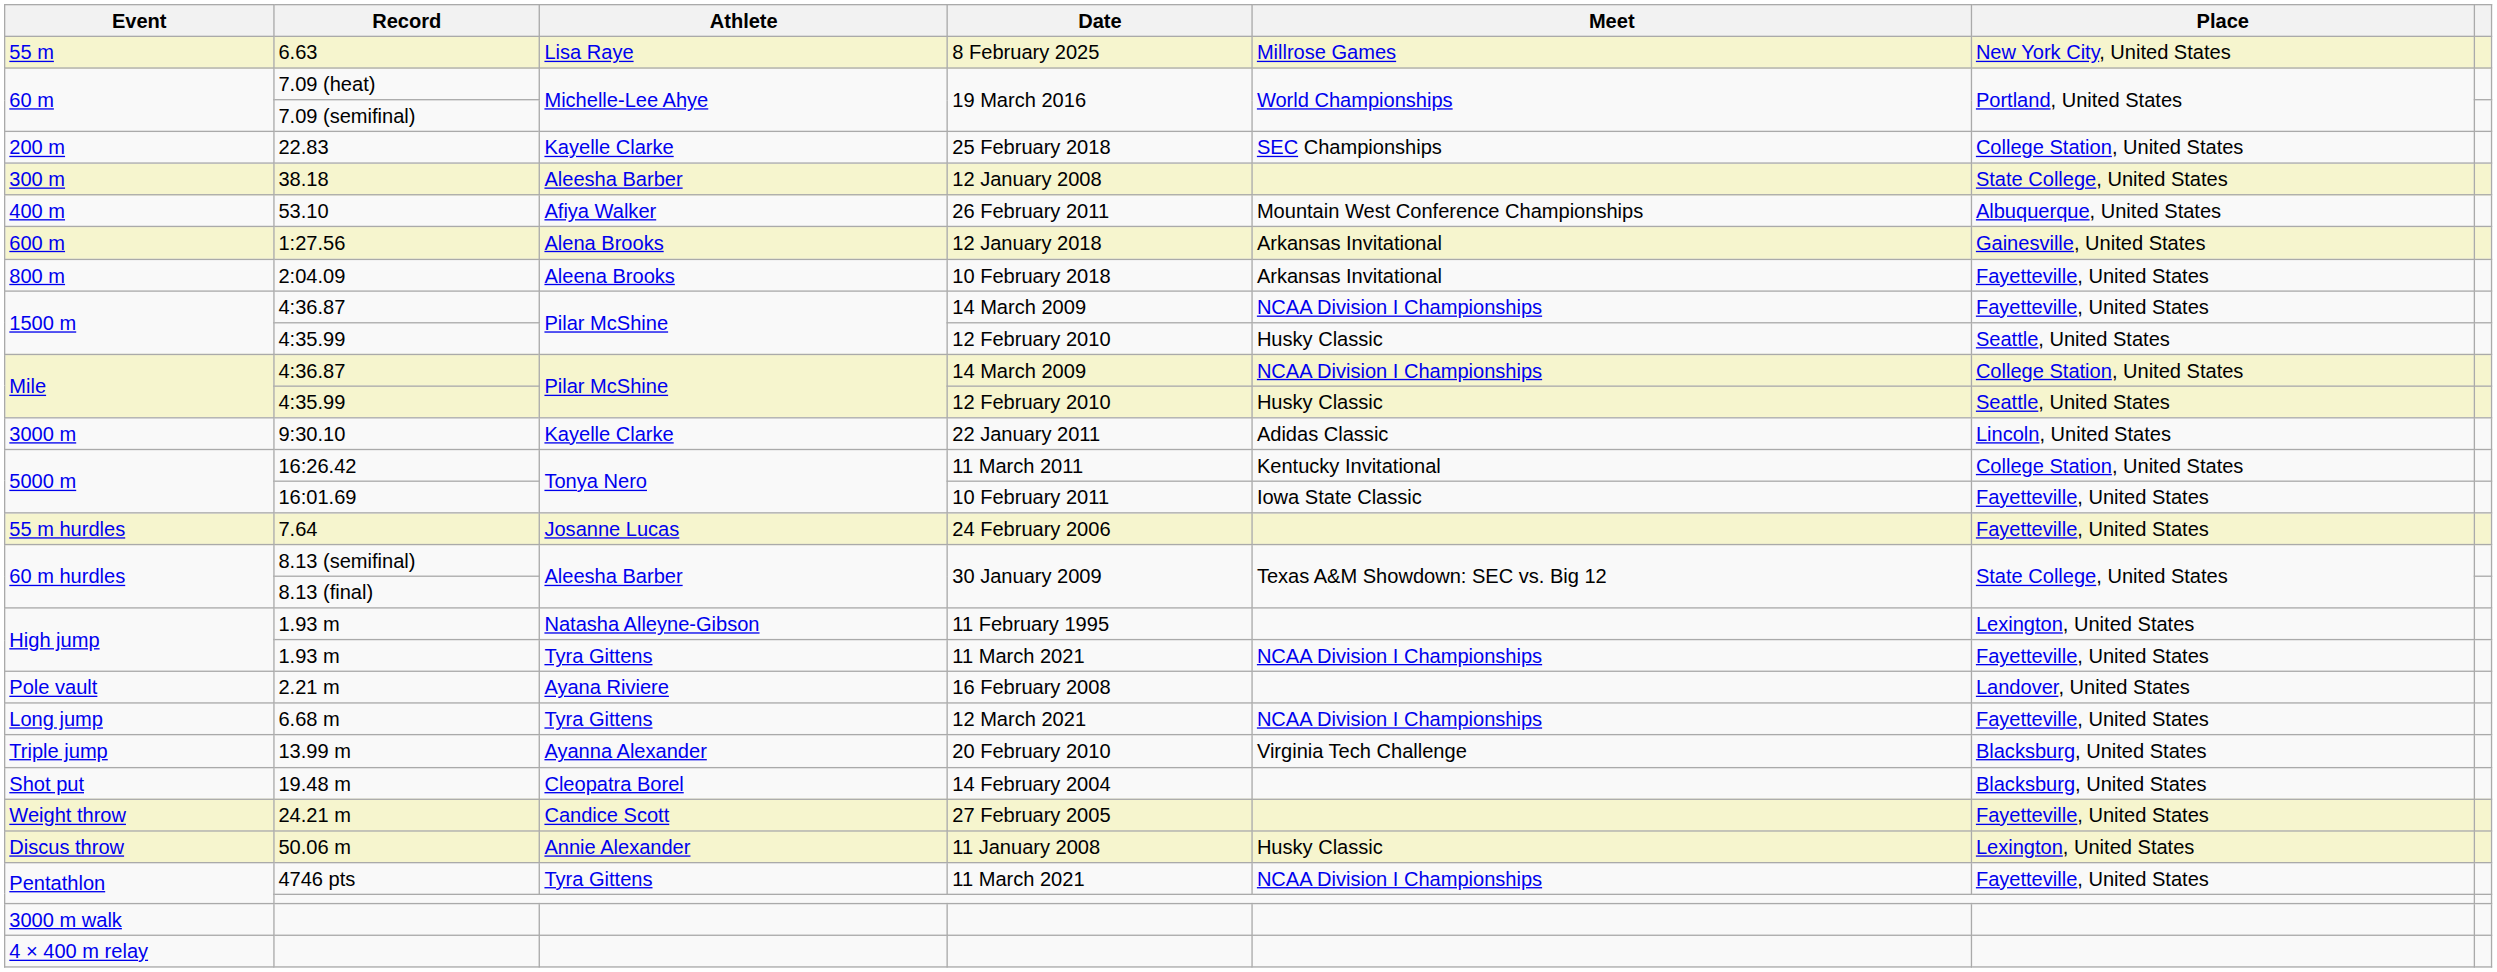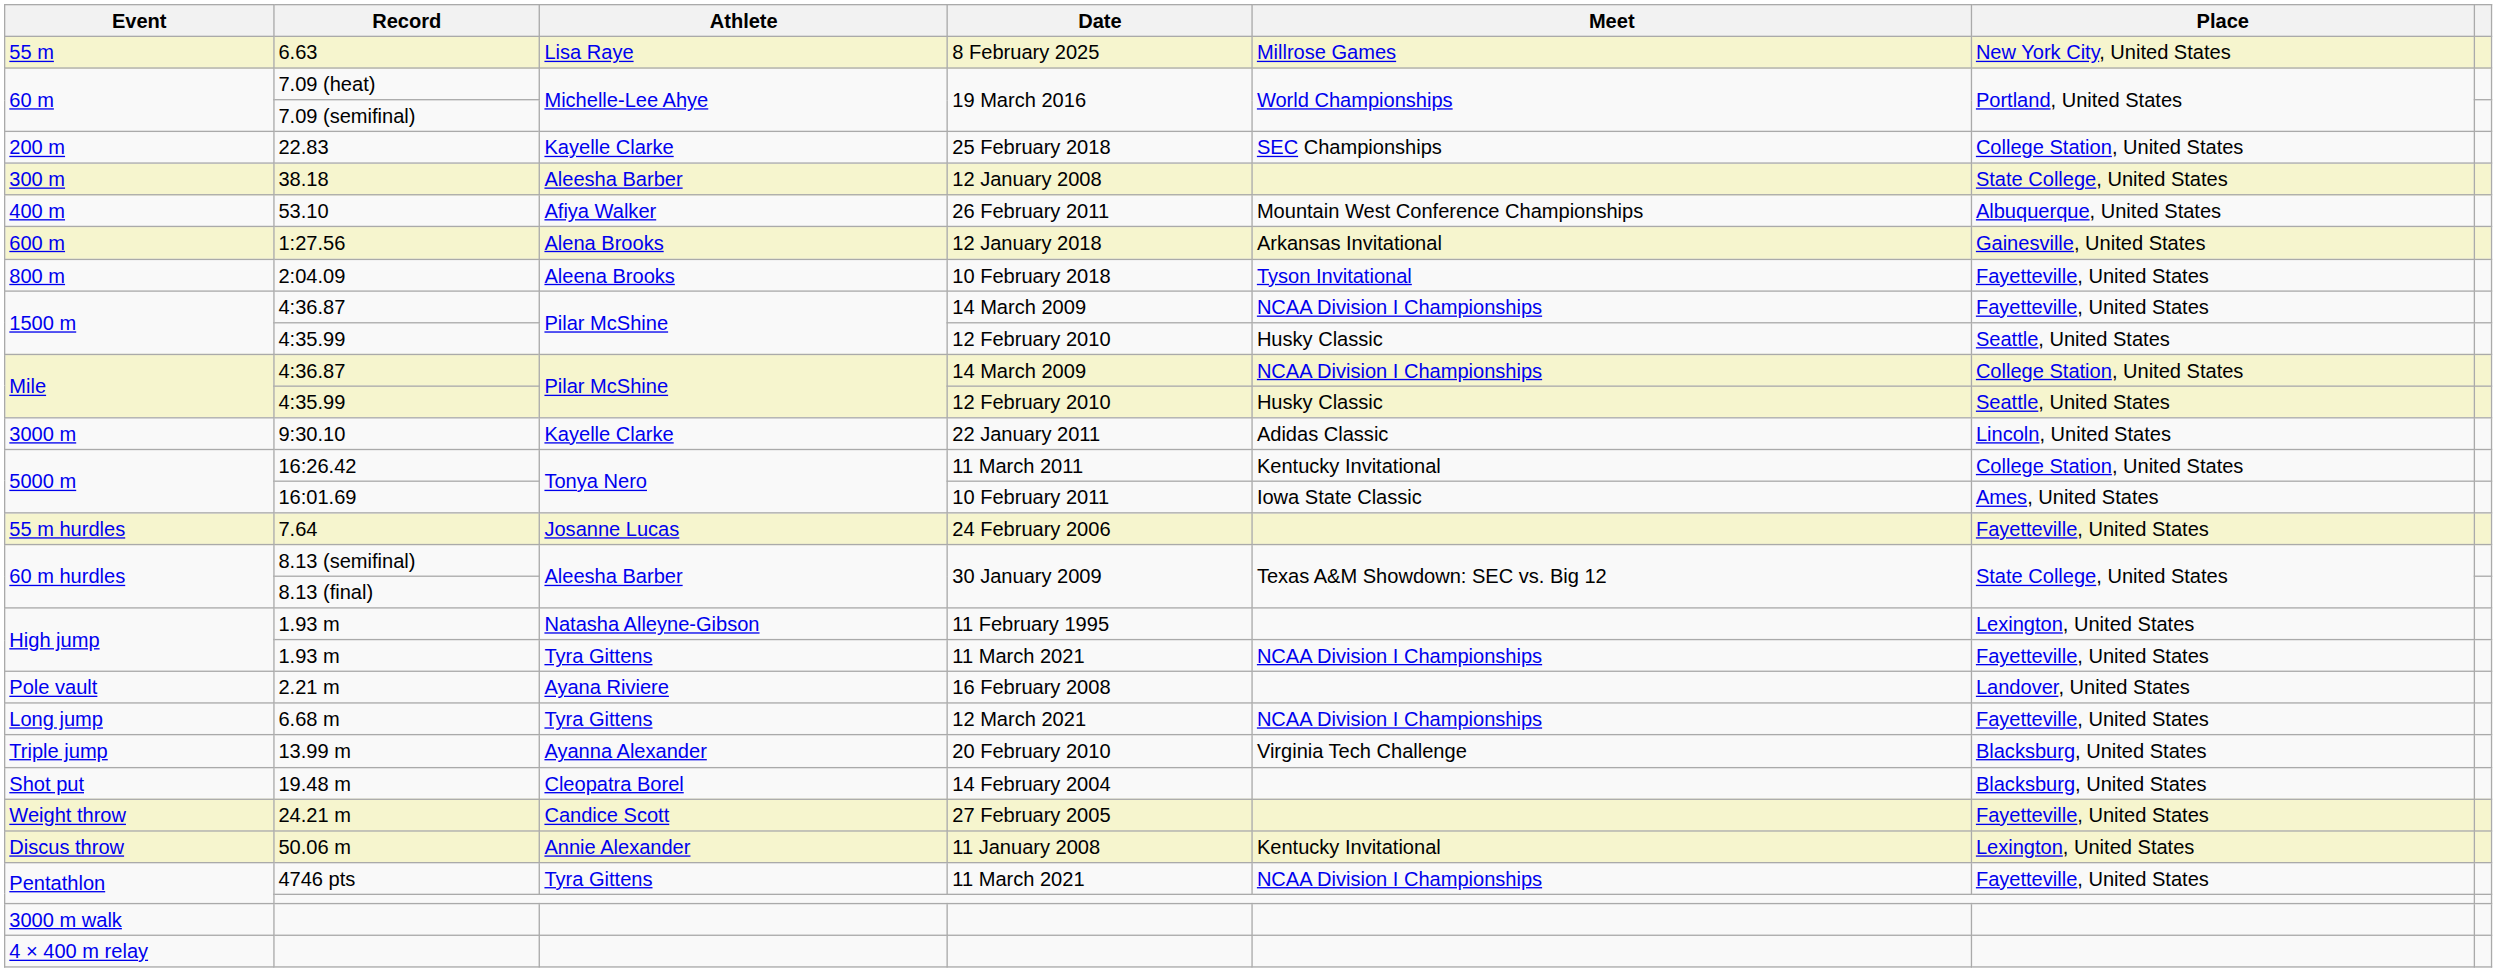(1349, 275) Arkansas Invitational -> (1334, 275) Tyson Invitational
(2092, 497) Fayetteville, United States -> (2067, 497) Ames, United States
(1320, 847) Husky Classic -> (1349, 847) Kentucky Invitational
